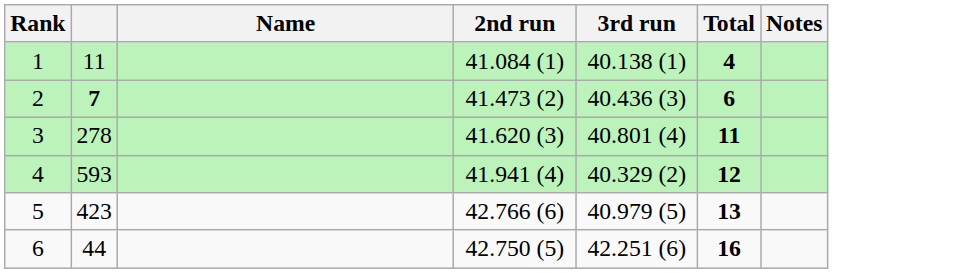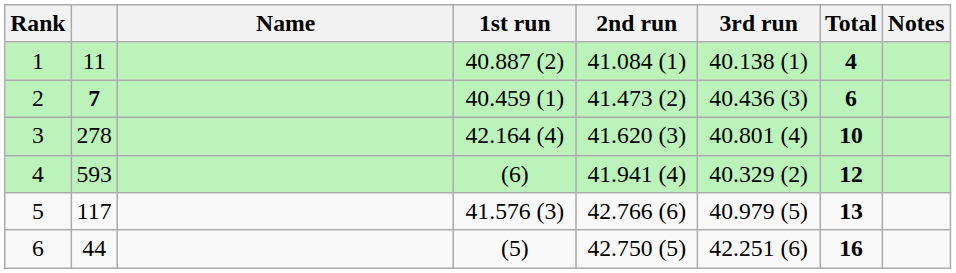+ column: (515, 23)
(729, 135) 11 -> (851, 135) 10
(94, 211) 423 -> (94, 211) 117
